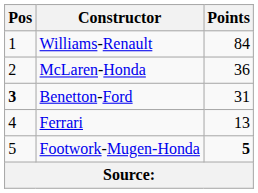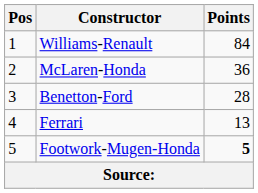(12, 96) bold -> (12, 96) normal
(242, 96) 31 -> (242, 96) 28
